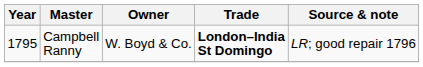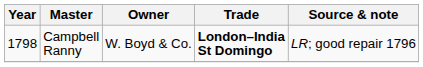(22, 43) 1795 -> (22, 43) 1798
